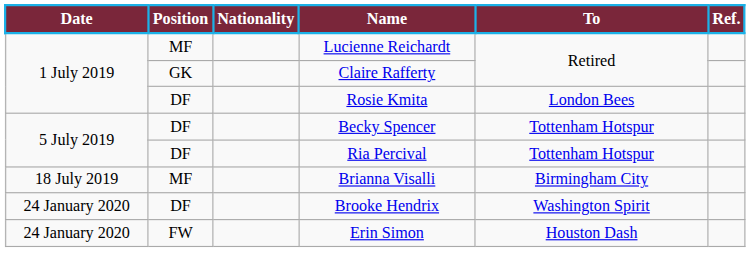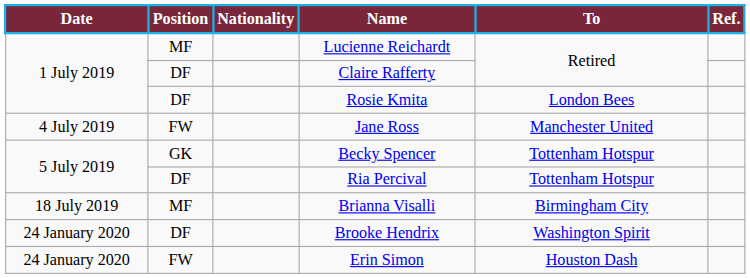(181, 73) GK -> (181, 73) DF
+ row: (387, 126)
(181, 126) DF -> (181, 153) GK
